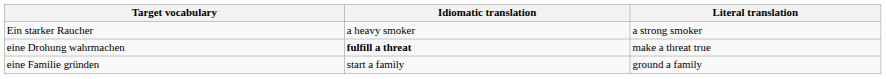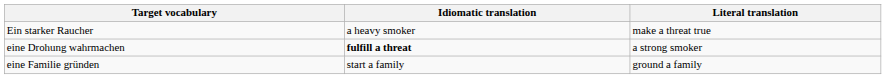(667, 30) a strong smoker -> (672, 30) make a threat true
(672, 47) make a threat true -> (667, 47) a strong smoker
